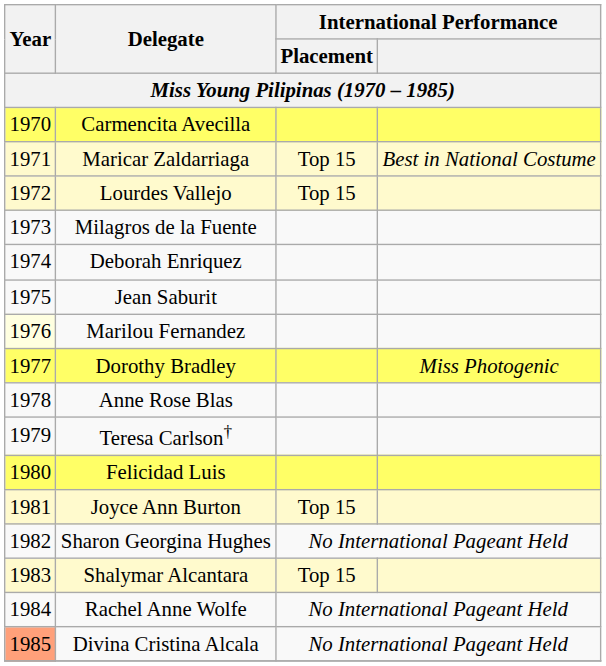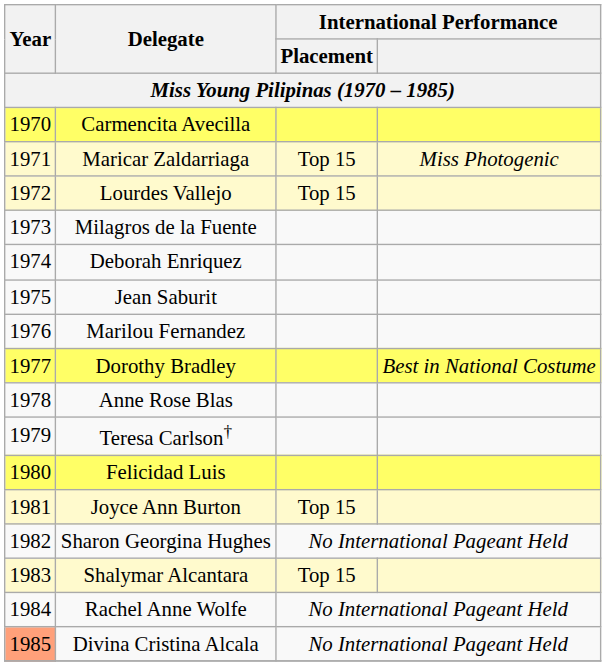(489, 159) Best in National Costume -> (489, 159) Miss Photogenic
(30, 330) lightyellow background -> (30, 330) no background
(489, 365) Miss Photogenic -> (489, 365) Best in National Costume
